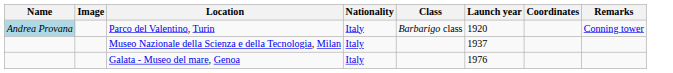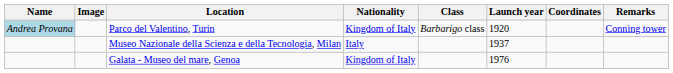(355, 28) Italy -> (381, 28) Kingdom of Italy
(355, 60) Italy -> (381, 60) Kingdom of Italy
